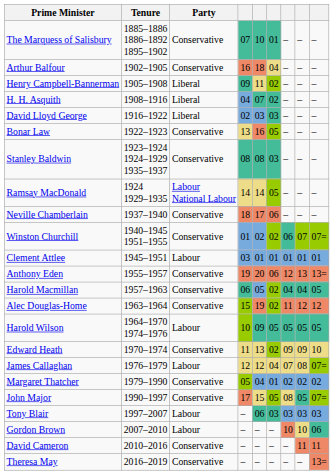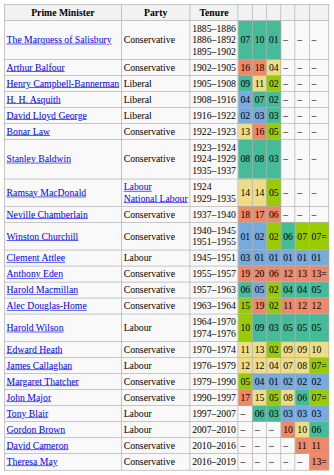columns swapped: (204, 12) <-> (146, 12)
(274, 328) 05 -> (274, 328) 03
(302, 398) 05 -> (302, 398) 06
